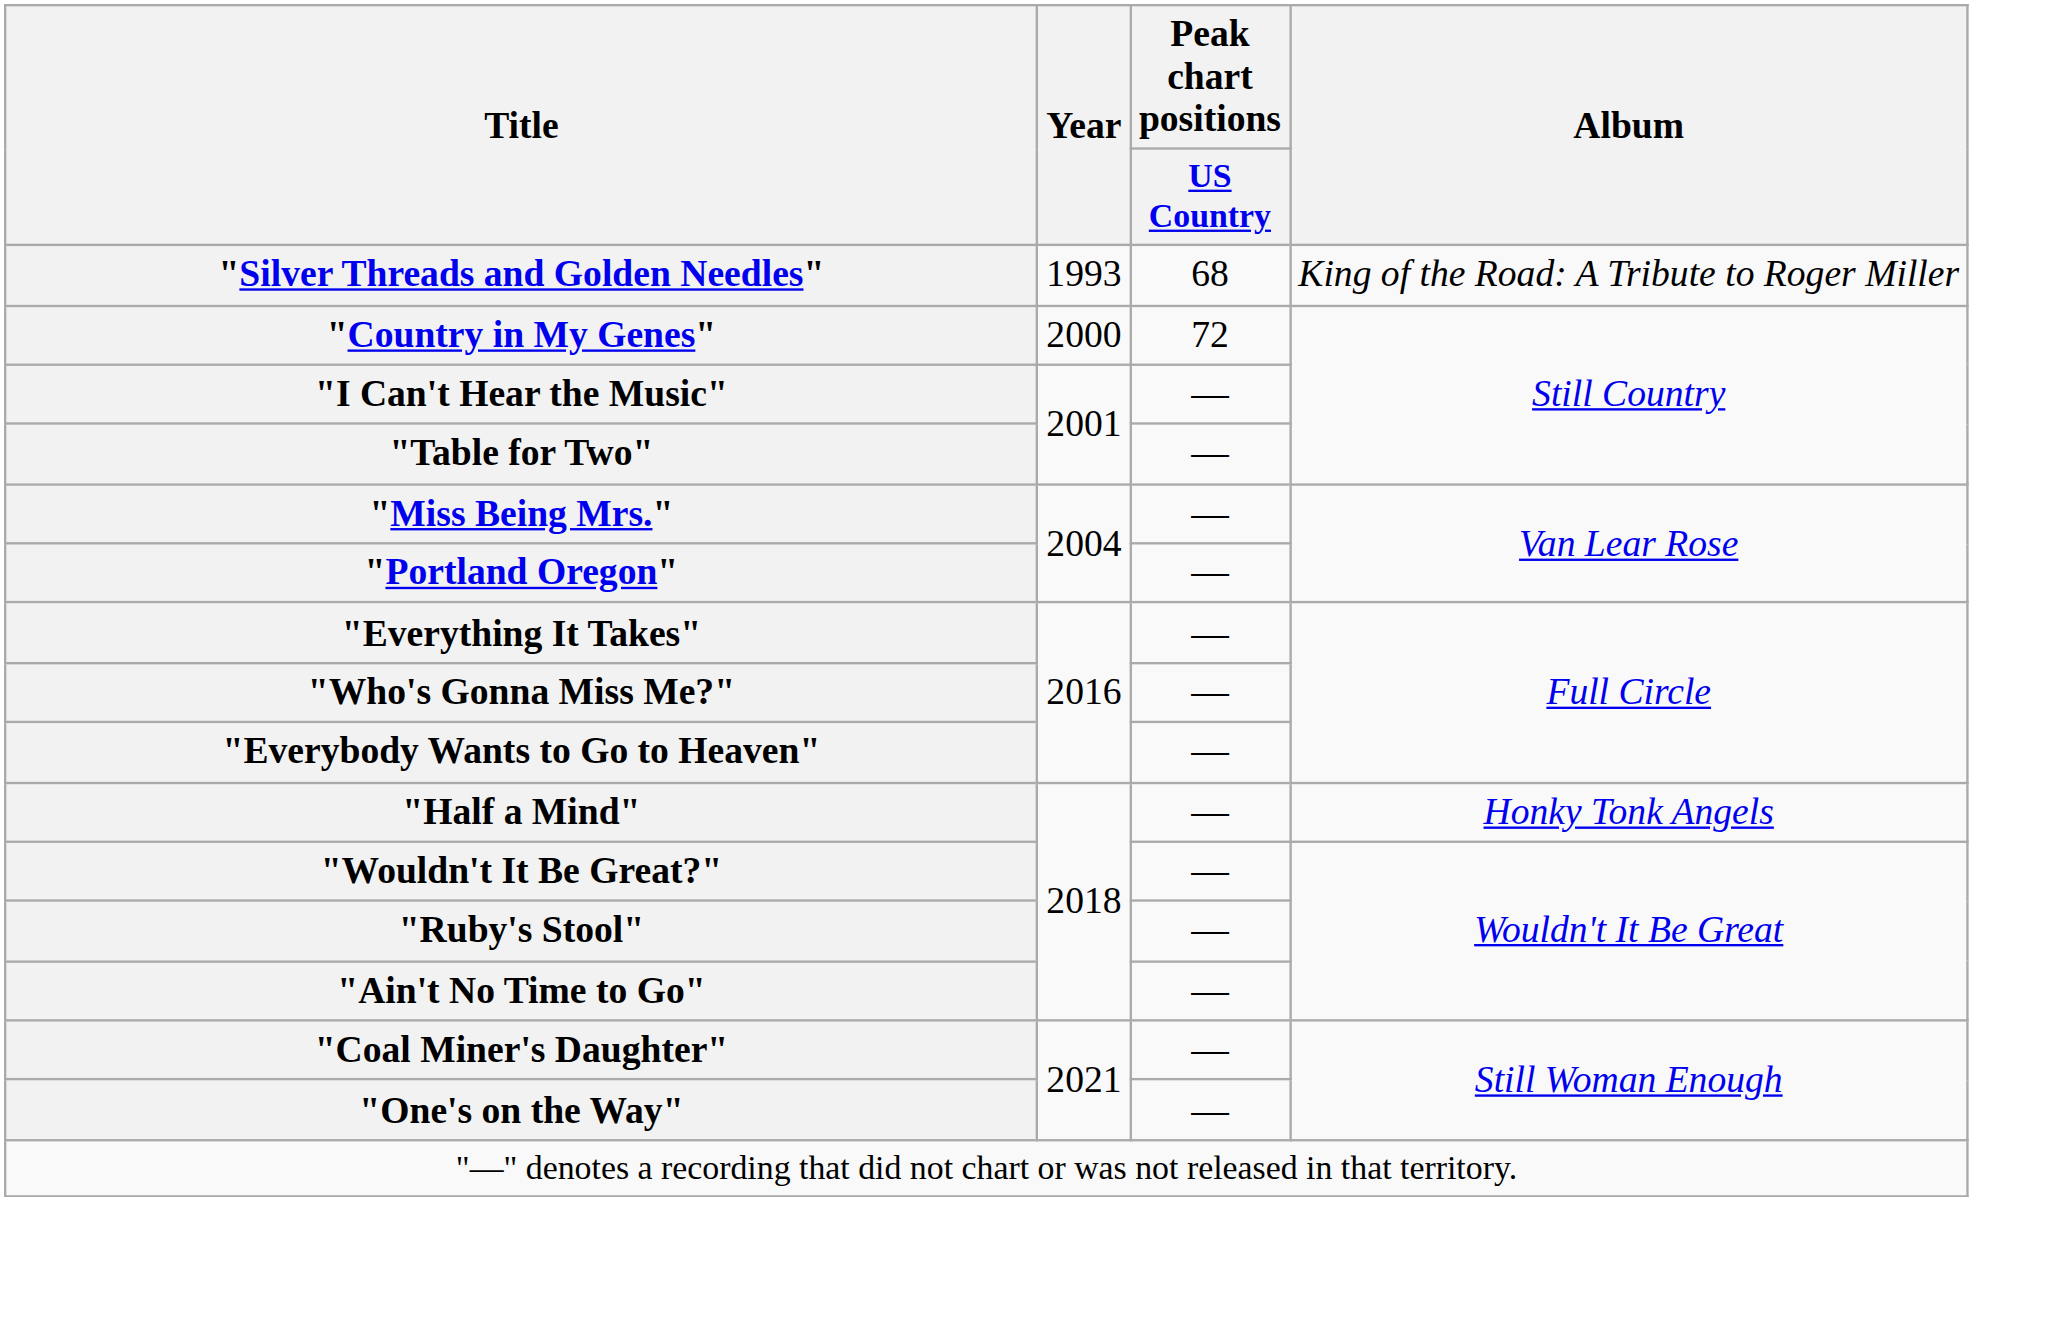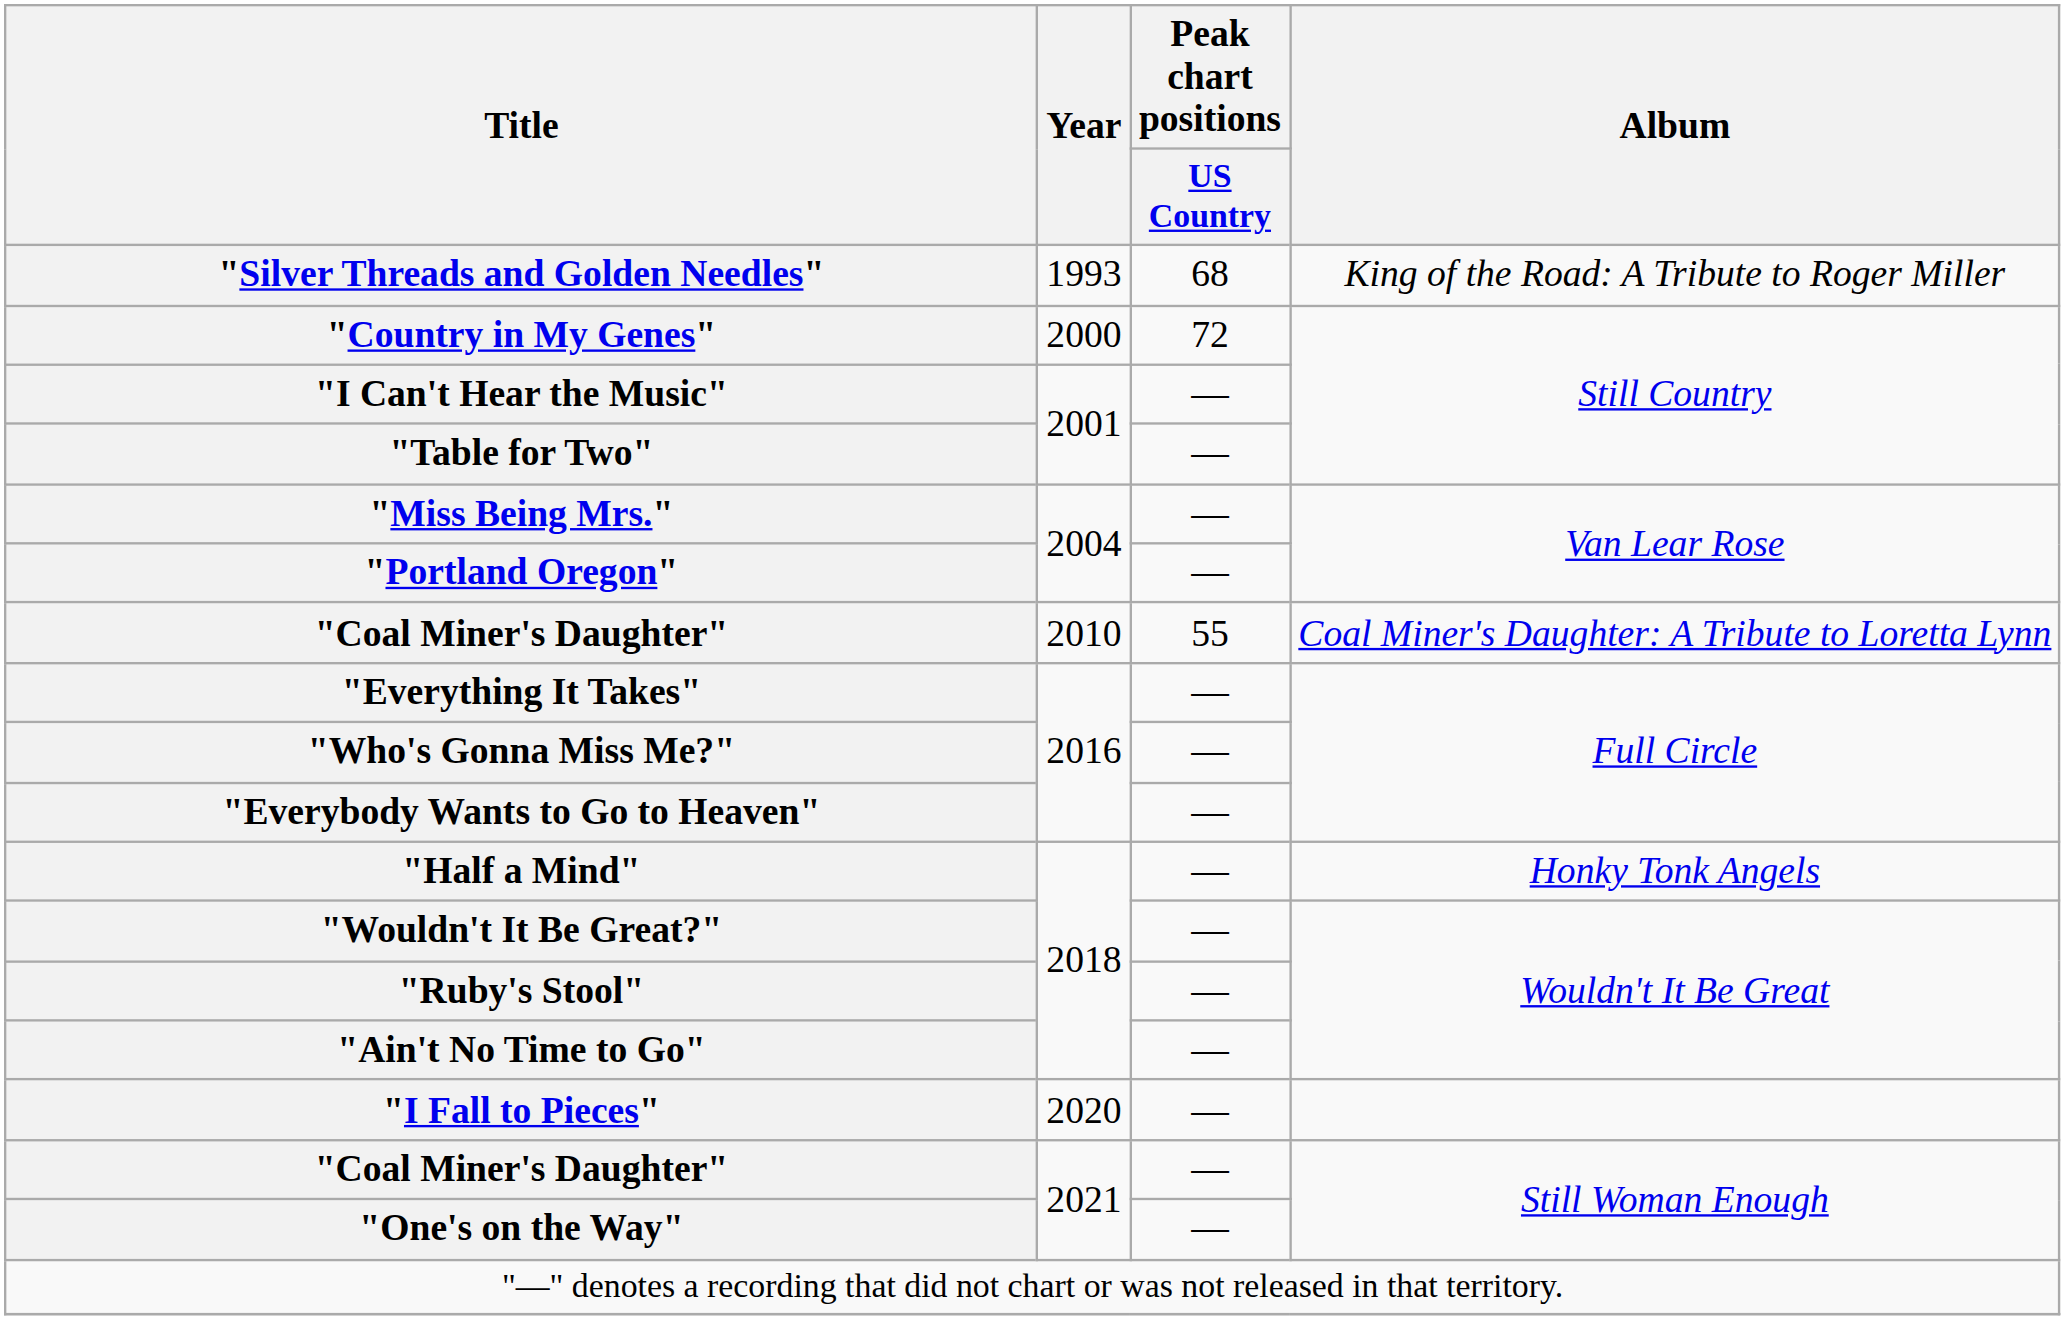+ row: (521, 632)
+ row: (521, 1109)
